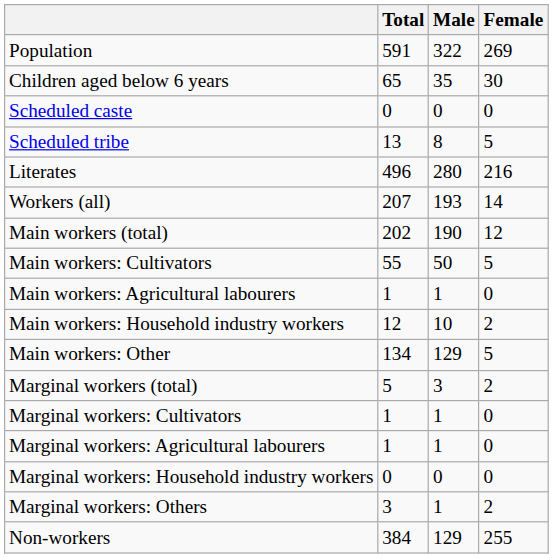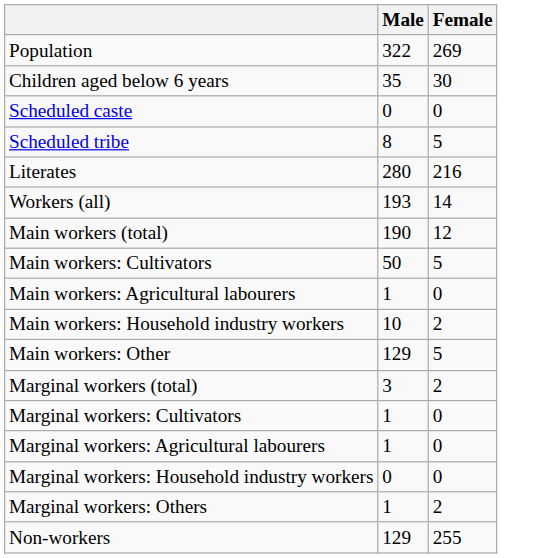- column: (403, 19)
